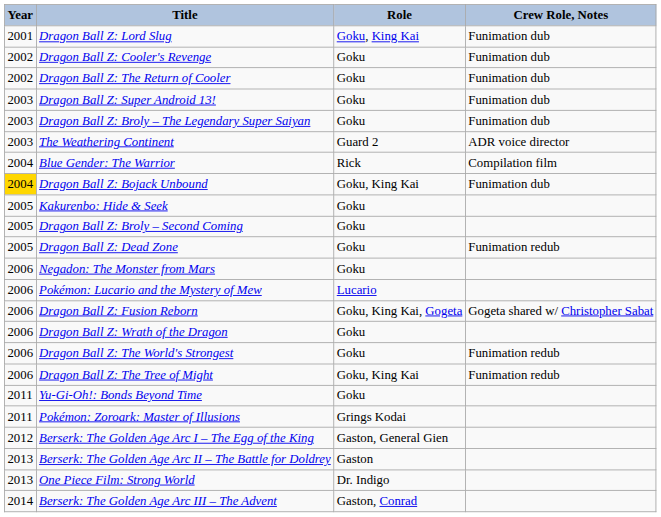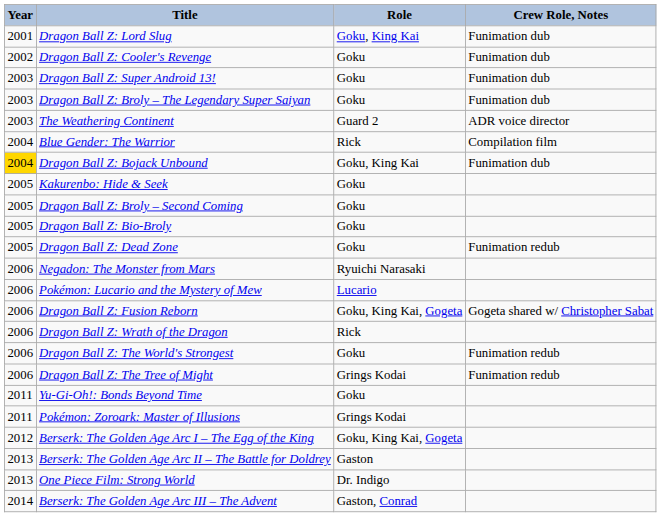- row: (135, 78)
+ row: (105, 226)
(351, 269) Goku -> (381, 269) Ryuichi Narasaki
(351, 332) Goku -> (349, 332) Rick
(378, 374) Goku, King Kai -> (371, 374) Grings Kodai
(392, 438) Gaston, General Gien -> (400, 438) Goku, King Kai, Gogeta
